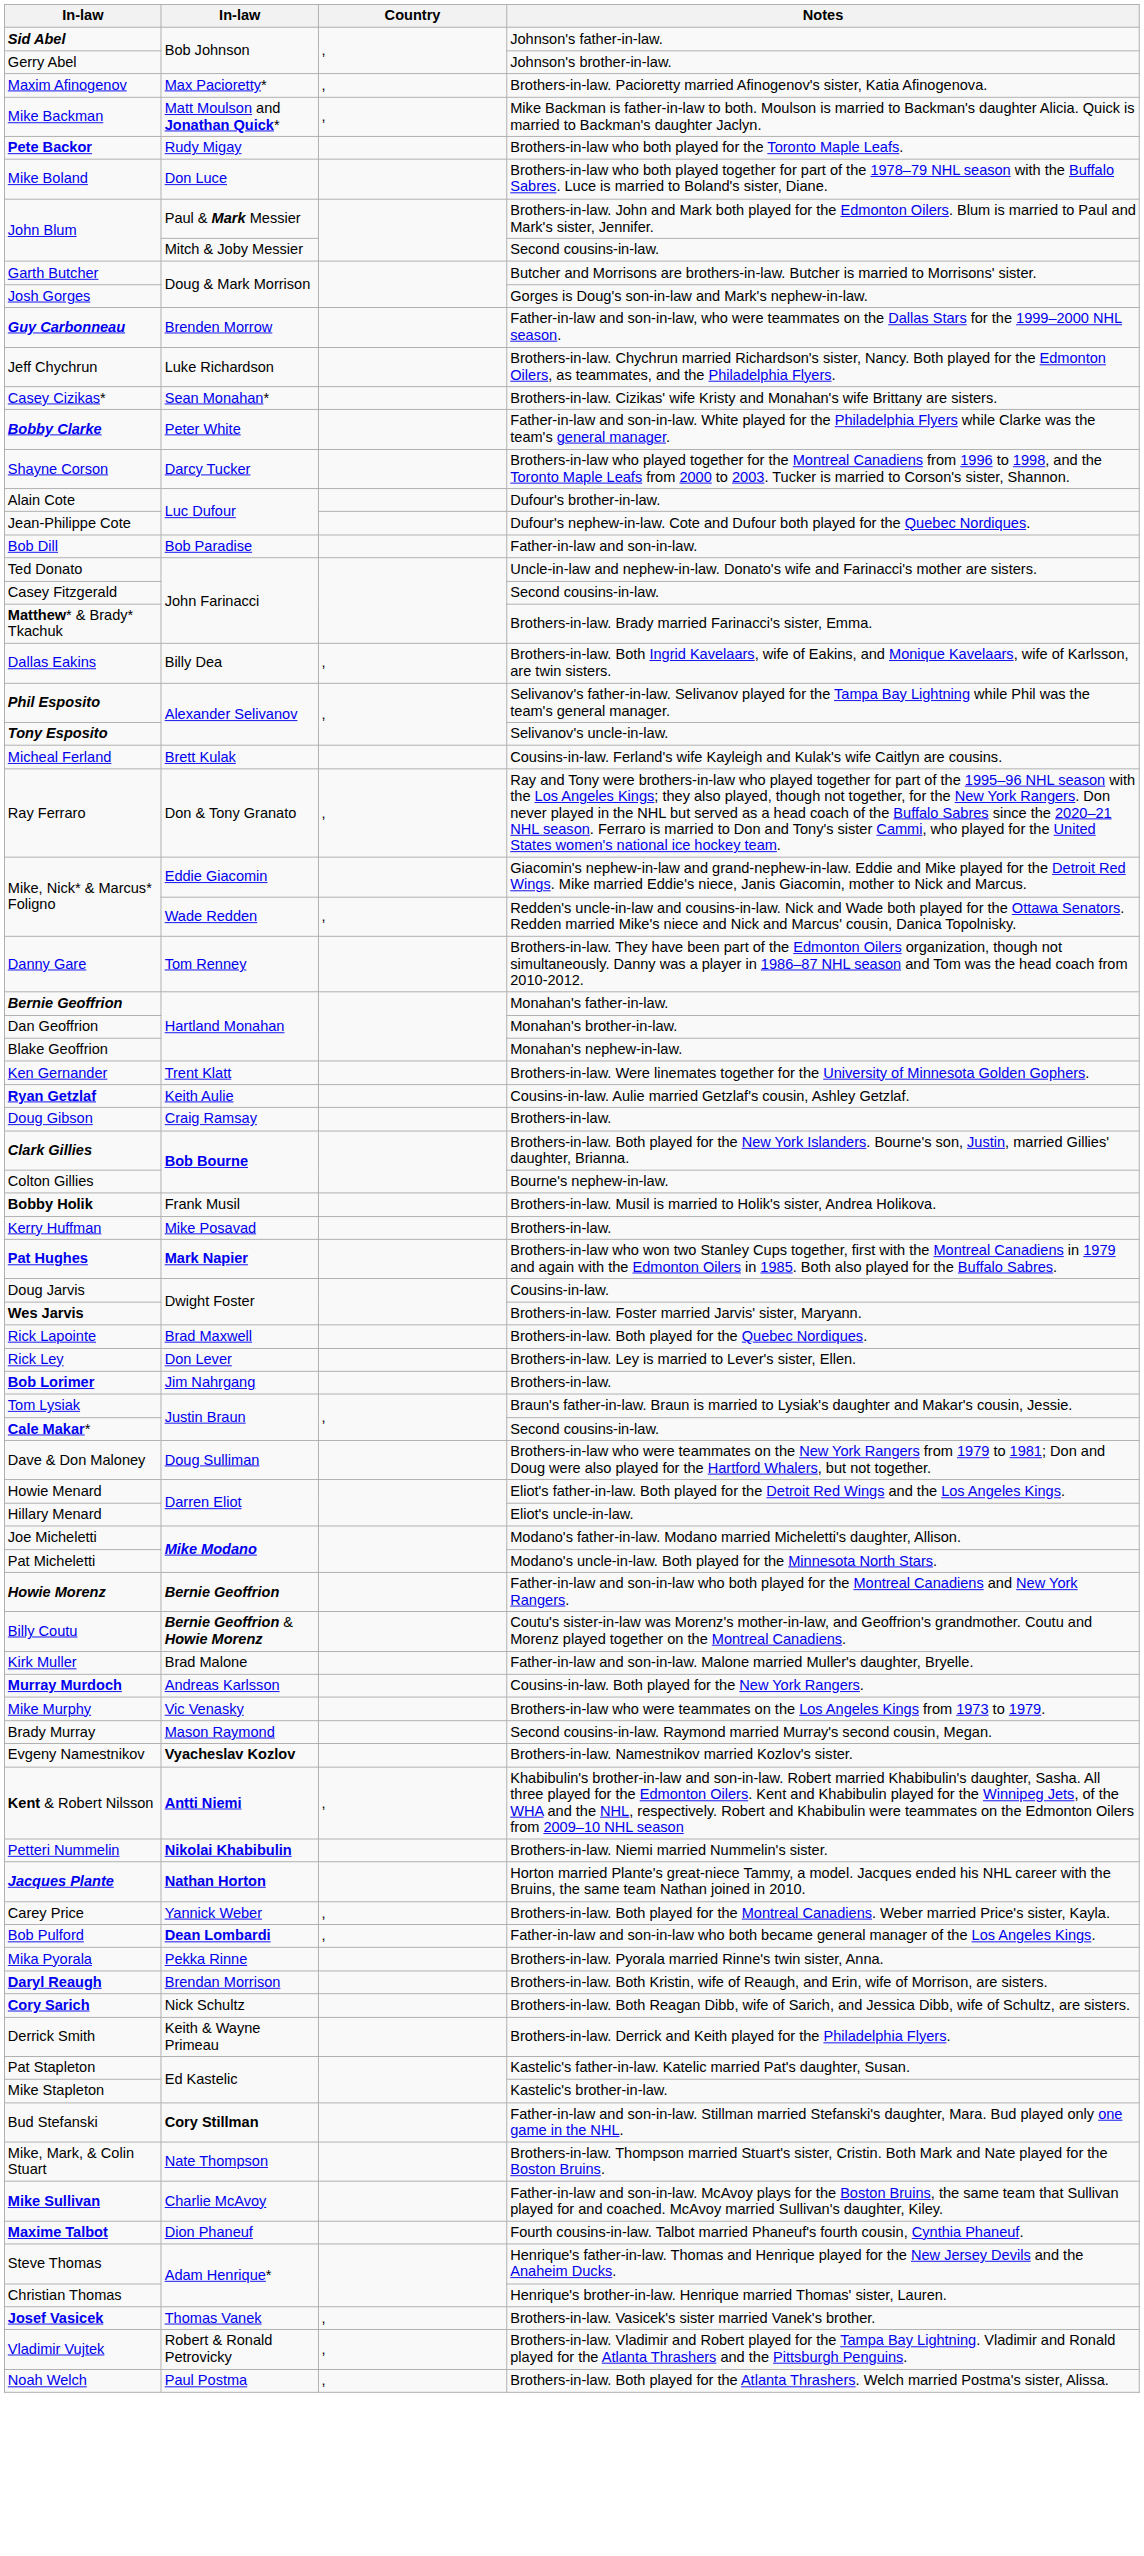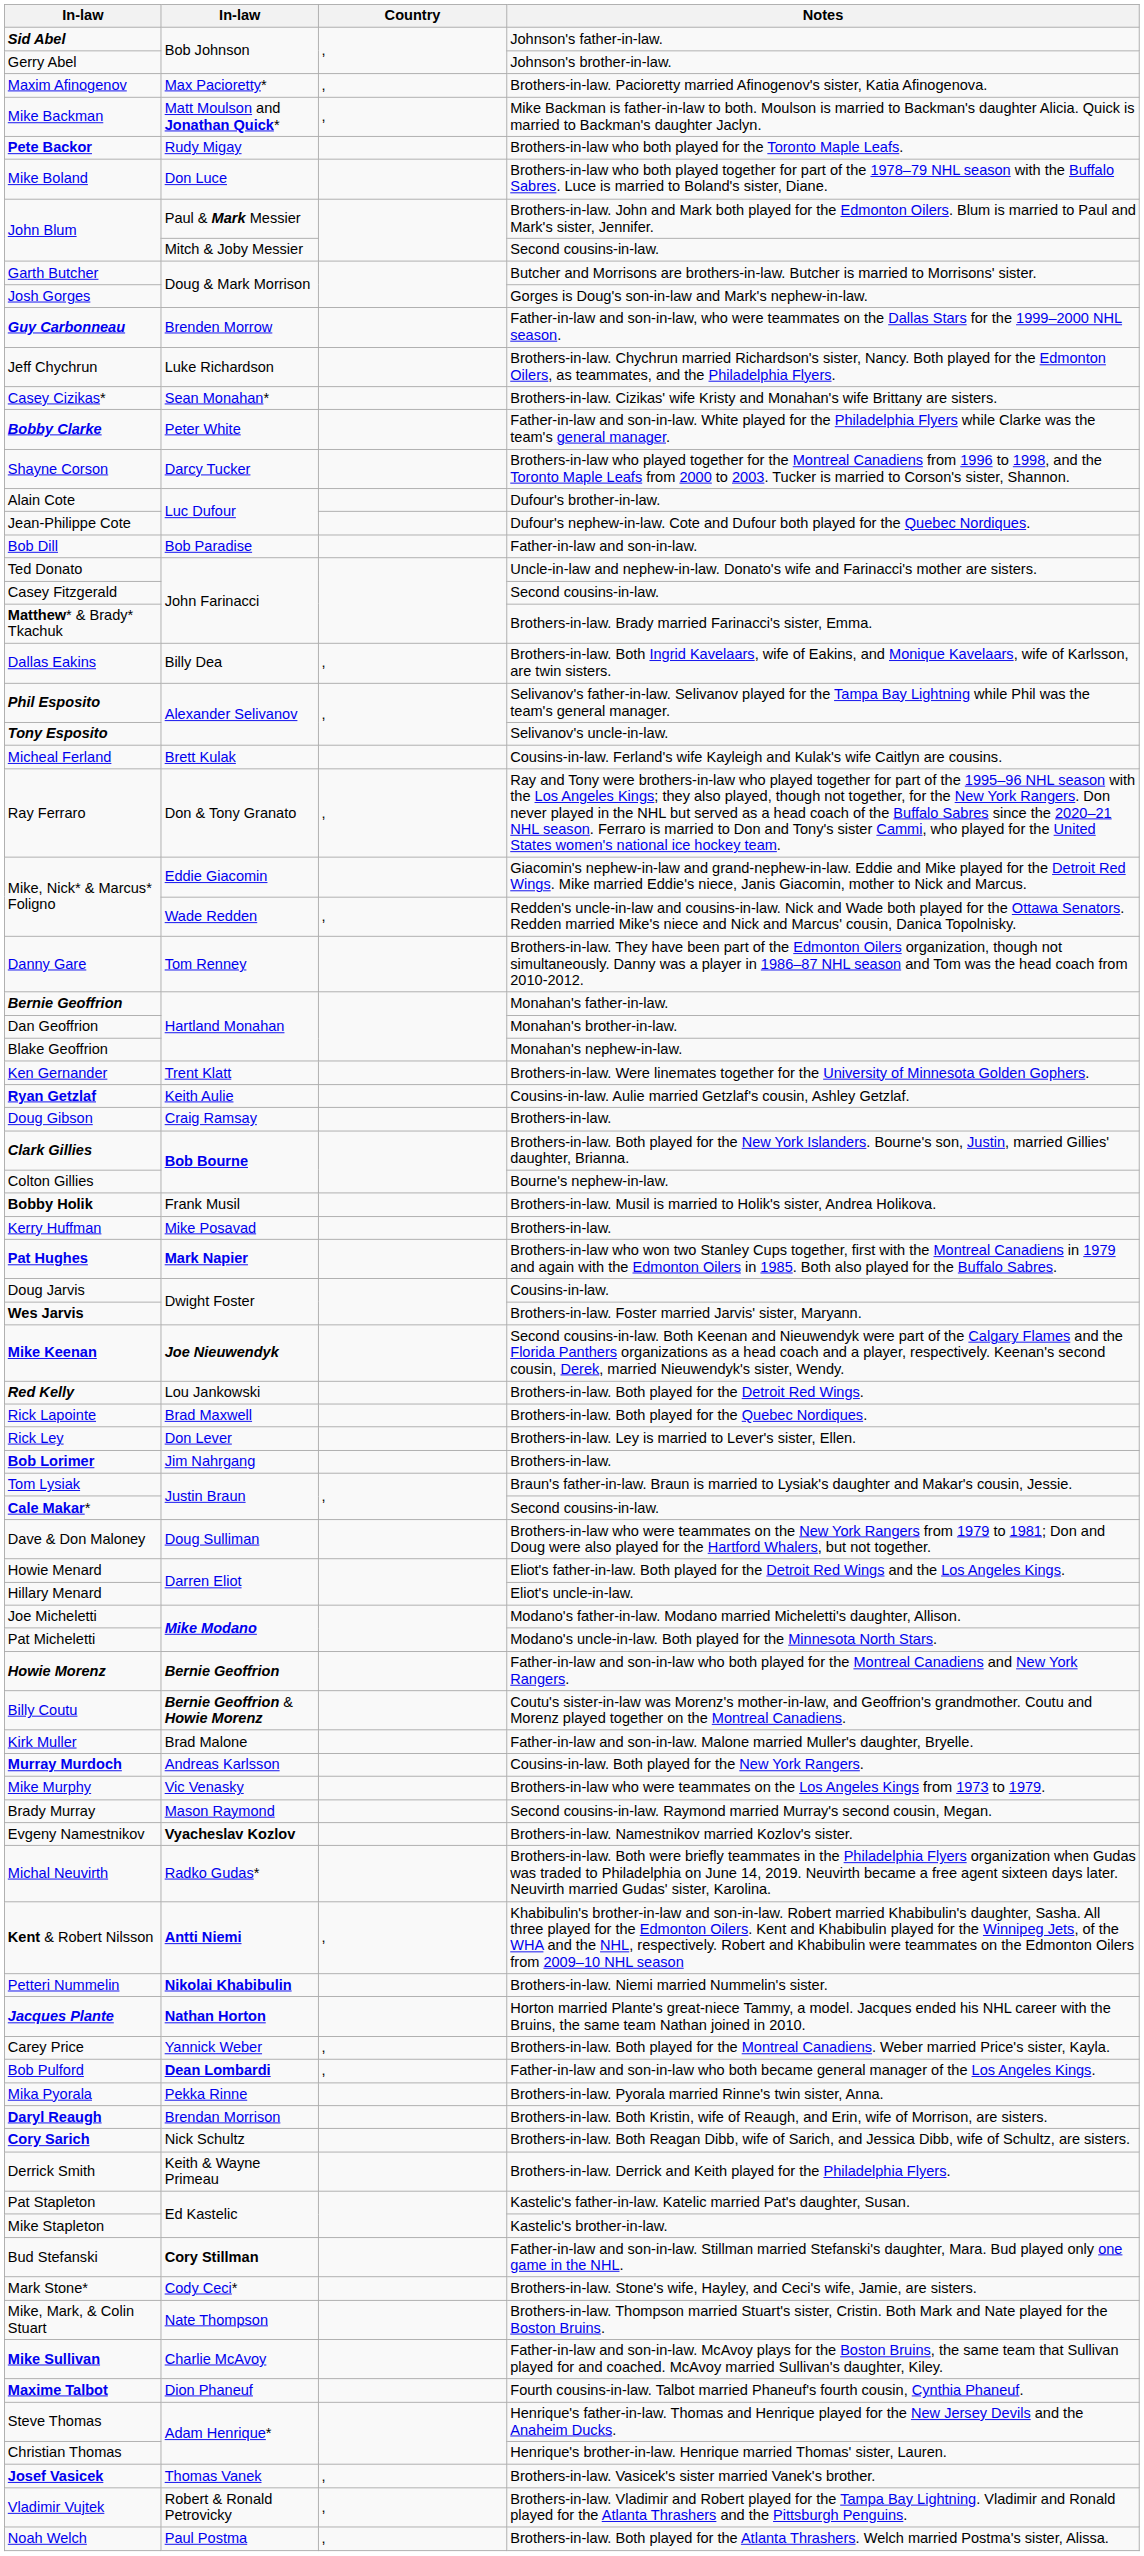+ row: (52, 1352)
+ row: (41, 1392)
+ row: (58, 1873)
+ row: (48, 2288)
